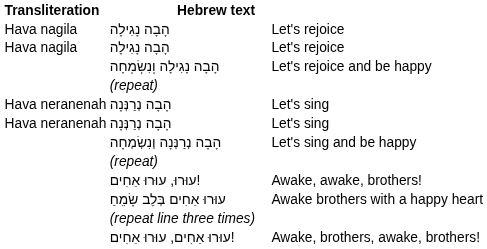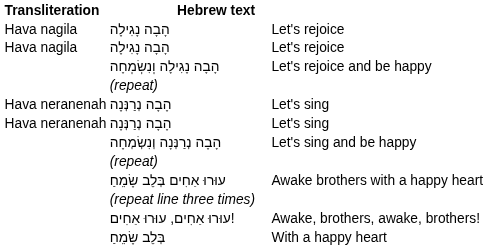- row: (182, 181)
+ row: (182, 237)
